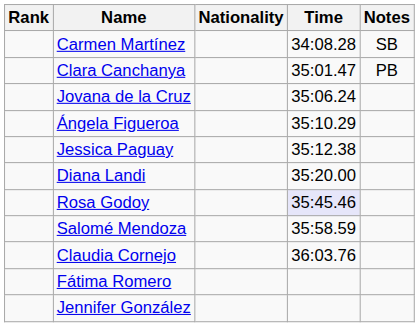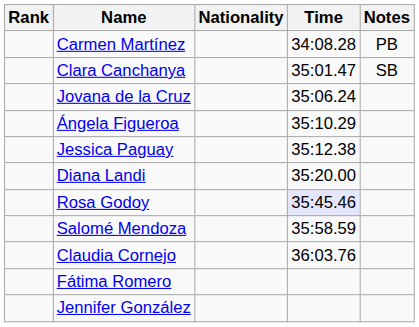(387, 44) SB -> (387, 44) PB
(387, 70) PB -> (387, 70) SB
